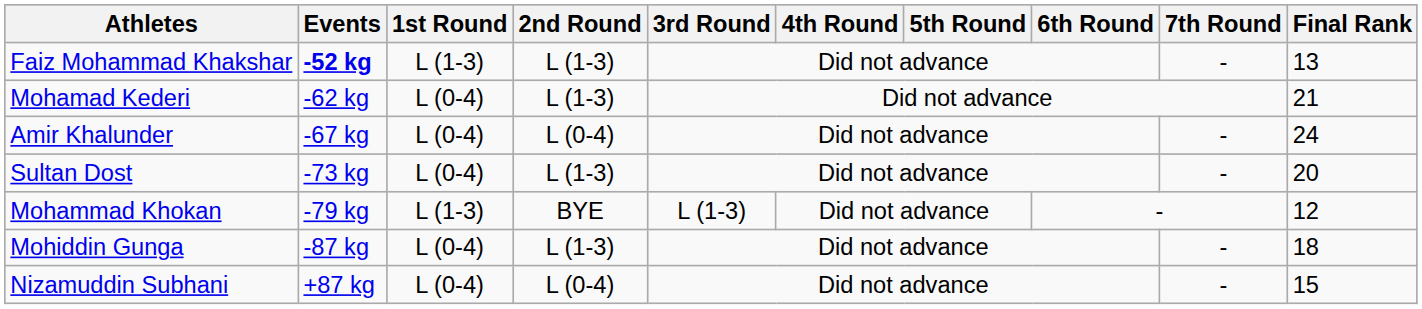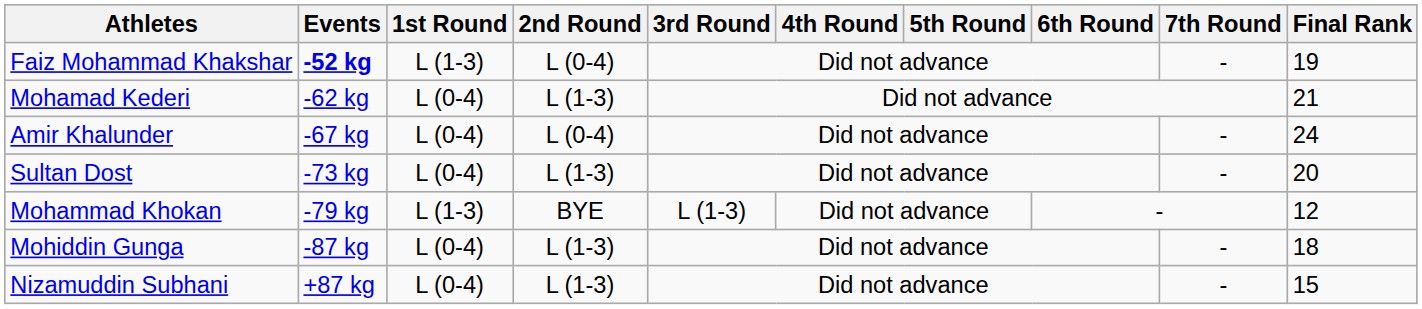(580, 61) L (1-3) -> (580, 61) L (0-4)
(1306, 61) 13 -> (1306, 61) 19
(580, 285) L (0-4) -> (580, 285) L (1-3)
